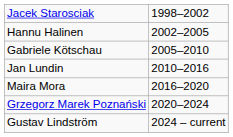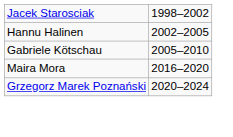- row: (35, 68)
- row: (52, 123)
